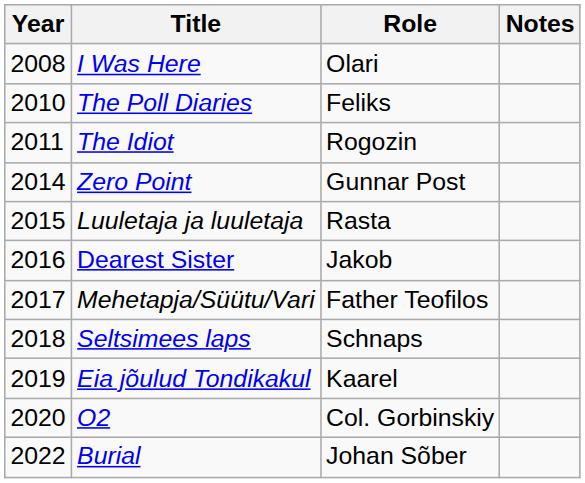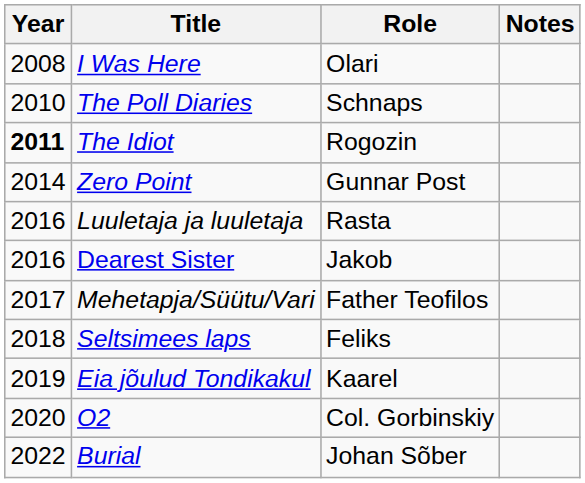(358, 102) Feliks -> (374, 102) Schnaps
(37, 142) normal -> (37, 142) bold
(38, 220) 2015 -> (38, 220) 2016
(374, 338) Schnaps -> (358, 338) Feliks
